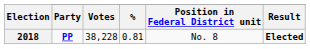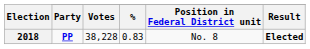(133, 37) 0.81 -> (133, 37) 0.83
